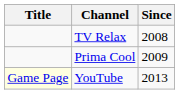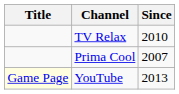(155, 36) 2008 -> (155, 36) 2010
(155, 57) 2009 -> (155, 57) 2007
